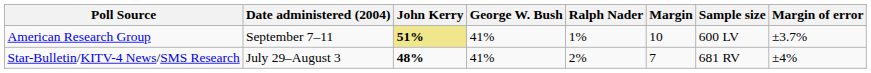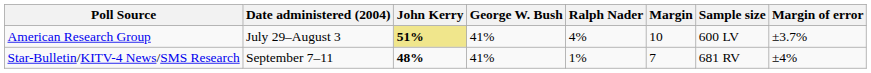(290, 36) September 7–11 -> (293, 36) July 29–August 3
(578, 36) 1% -> (578, 36) 4%
(293, 57) July 29–August 3 -> (290, 57) September 7–11
(578, 57) 2% -> (578, 57) 1%
